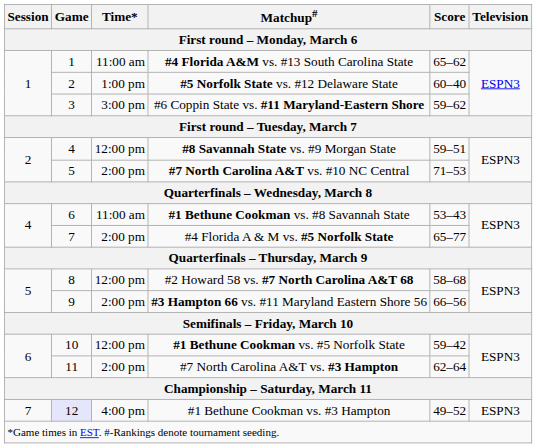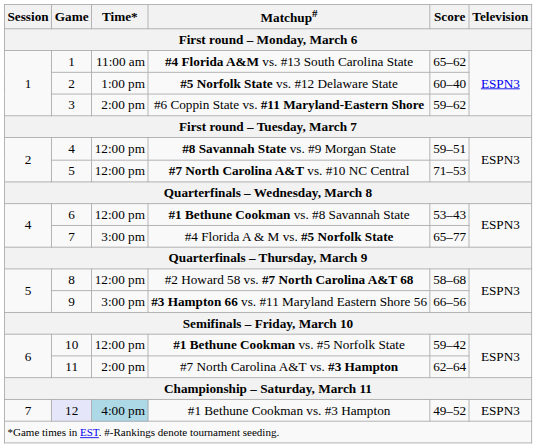(123, 105) 3:00 pm -> (123, 105) 2:00 pm
(123, 170) 2:00 pm -> (120, 170) 12:00 pm
(120, 214) 11:00 am -> (120, 214) 12:00 pm
(123, 236) 2:00 pm -> (123, 236) 3:00 pm
(123, 301) 2:00 pm -> (123, 301) 3:00 pm
(123, 410) no background -> (123, 410) lightblue background
